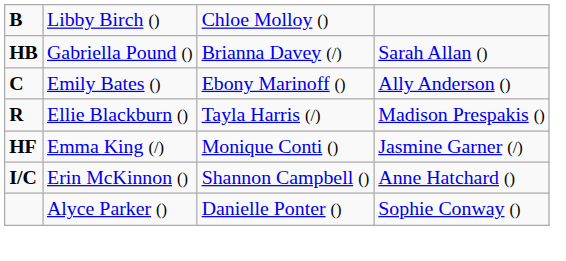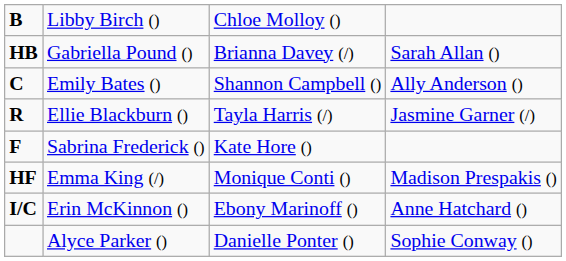(274, 83) Ebony Marinoff () -> (298, 83) Shannon Campbell ()
(462, 114) Madison Prespakis () -> (463, 114) Jasmine Garner (/)
+ row: (126, 146)
(451, 146) Jasmine Garner (/) -> (474, 177) Madison Prespakis ()
(285, 177) Shannon Campbell () -> (286, 209) Ebony Marinoff ()
